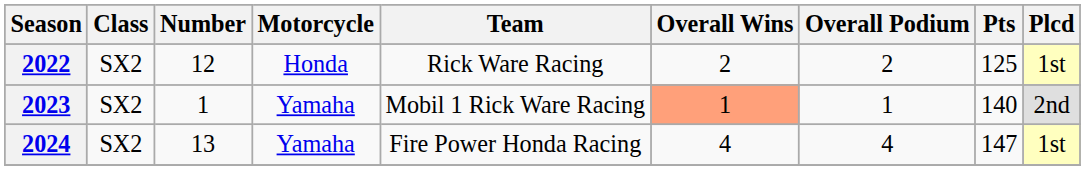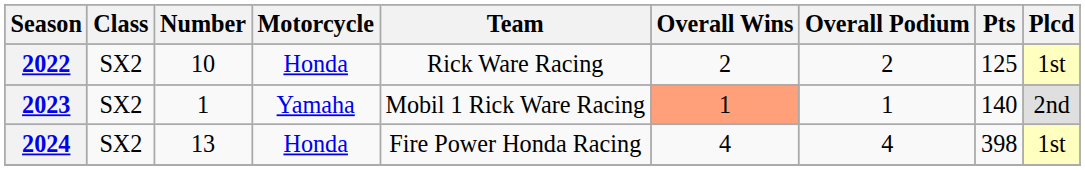(203, 64) 12 -> (203, 64) 10
(316, 143) Yamaha -> (316, 143) Honda
(999, 143) 147 -> (999, 143) 398
